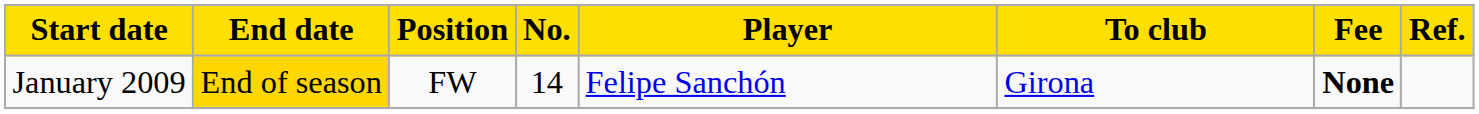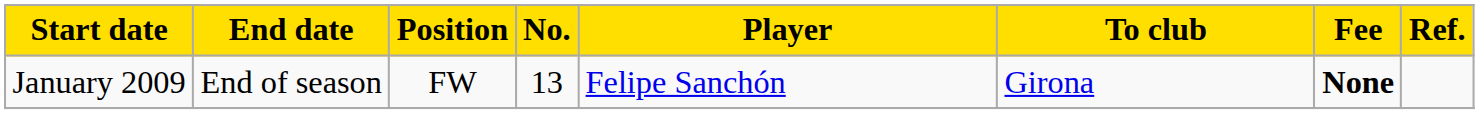(291, 81) gold background -> (291, 81) no background
(547, 81) 14 -> (547, 81) 13
